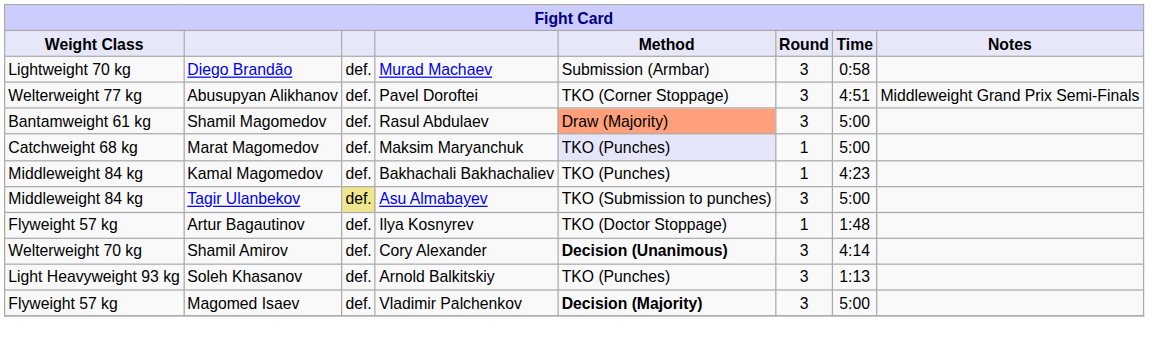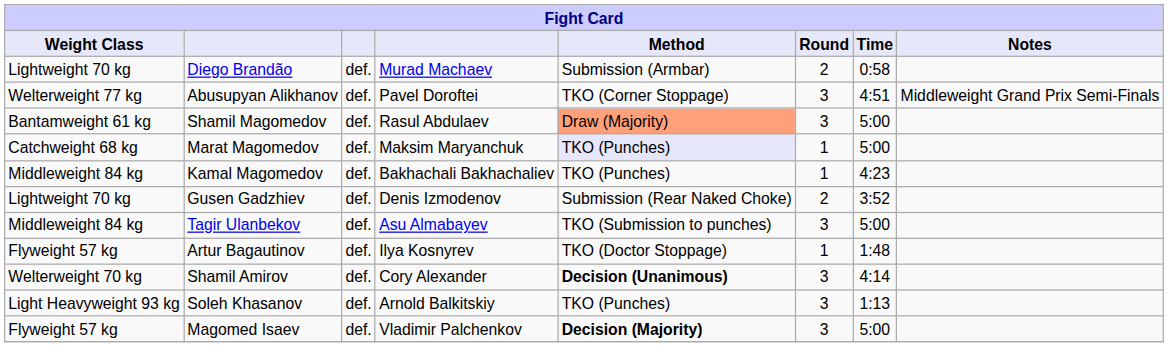(804, 69) 3 -> (824, 69) 2
+ row: (246, 199)
(359, 199) khaki background -> (359, 225) no background
